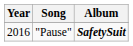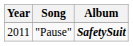(19, 31) 2016 -> (19, 31) 2011
